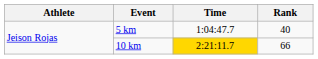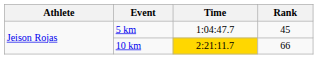(285, 29) 40 -> (285, 29) 45
